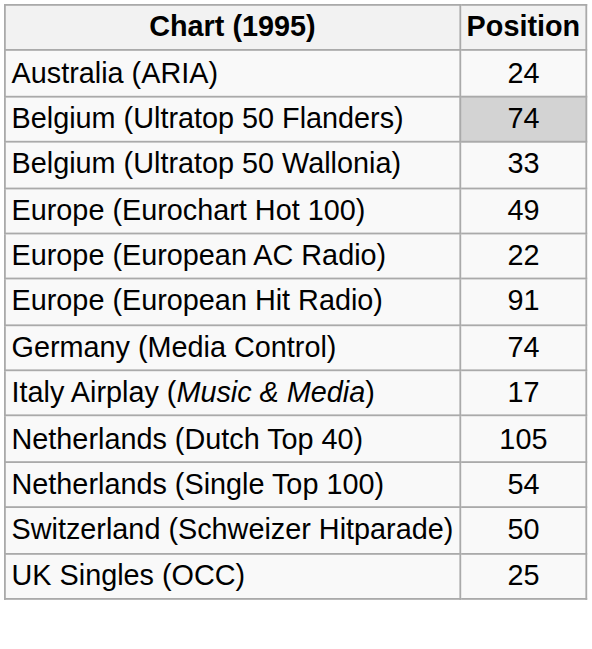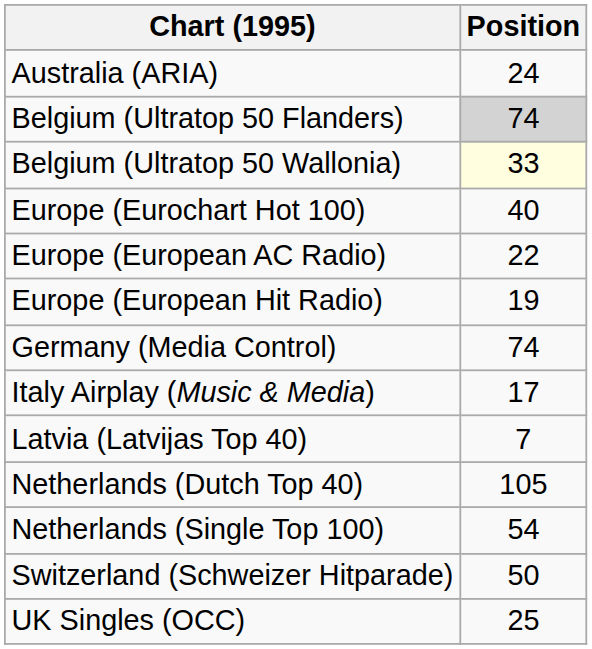(523, 164) no background -> (523, 164) lightyellow background
(523, 210) 49 -> (523, 210) 40
(523, 301) 91 -> (523, 301) 19
+ row: (159, 438)
